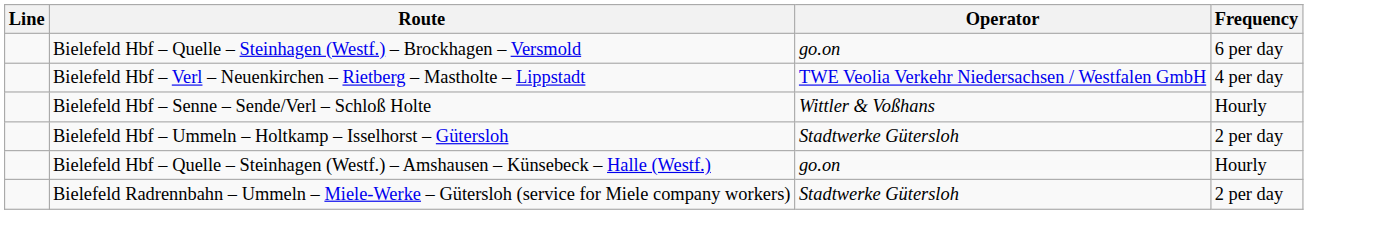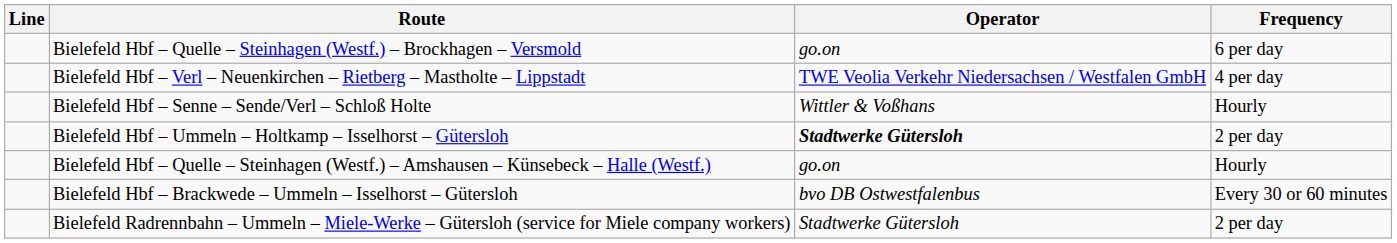(879, 135) normal -> (881, 135) bold
+ row: (285, 194)
